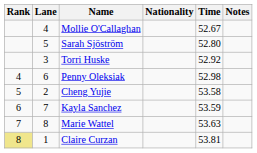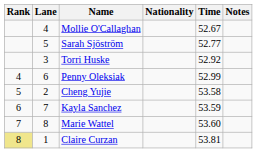(209, 44) 52.80 -> (209, 44) 52.77
(209, 76) 52.98 -> (209, 76) 52.99
(209, 124) 53.63 -> (209, 124) 53.60
